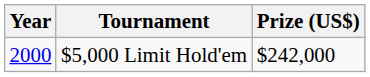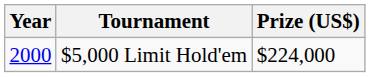(296, 54) $242,000 -> (296, 54) $224,000
